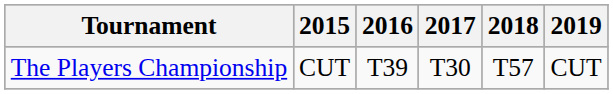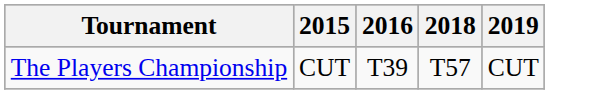- column: (450, 25)
